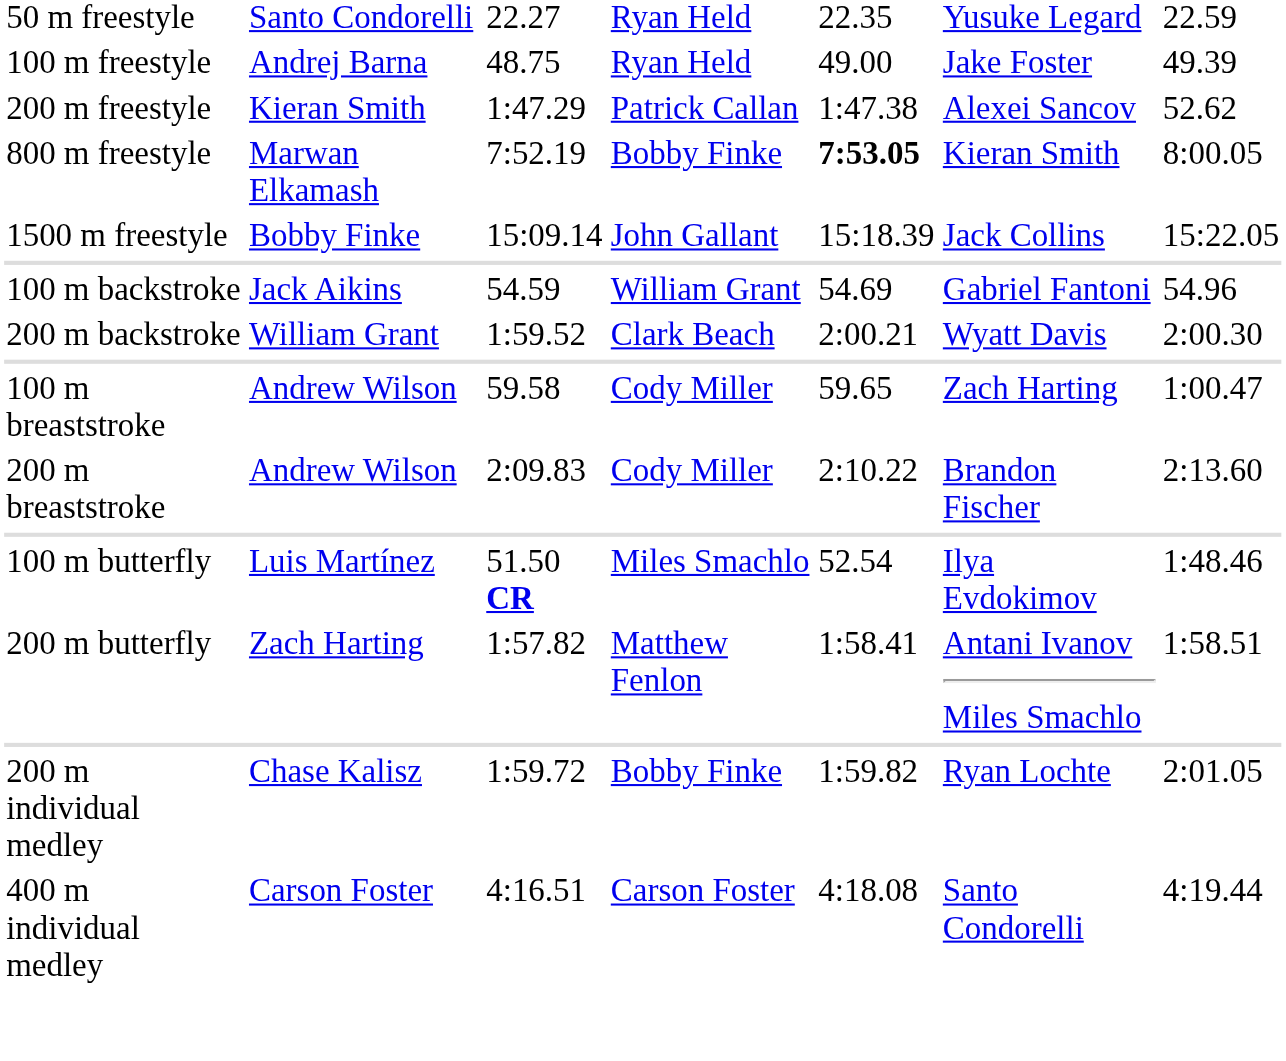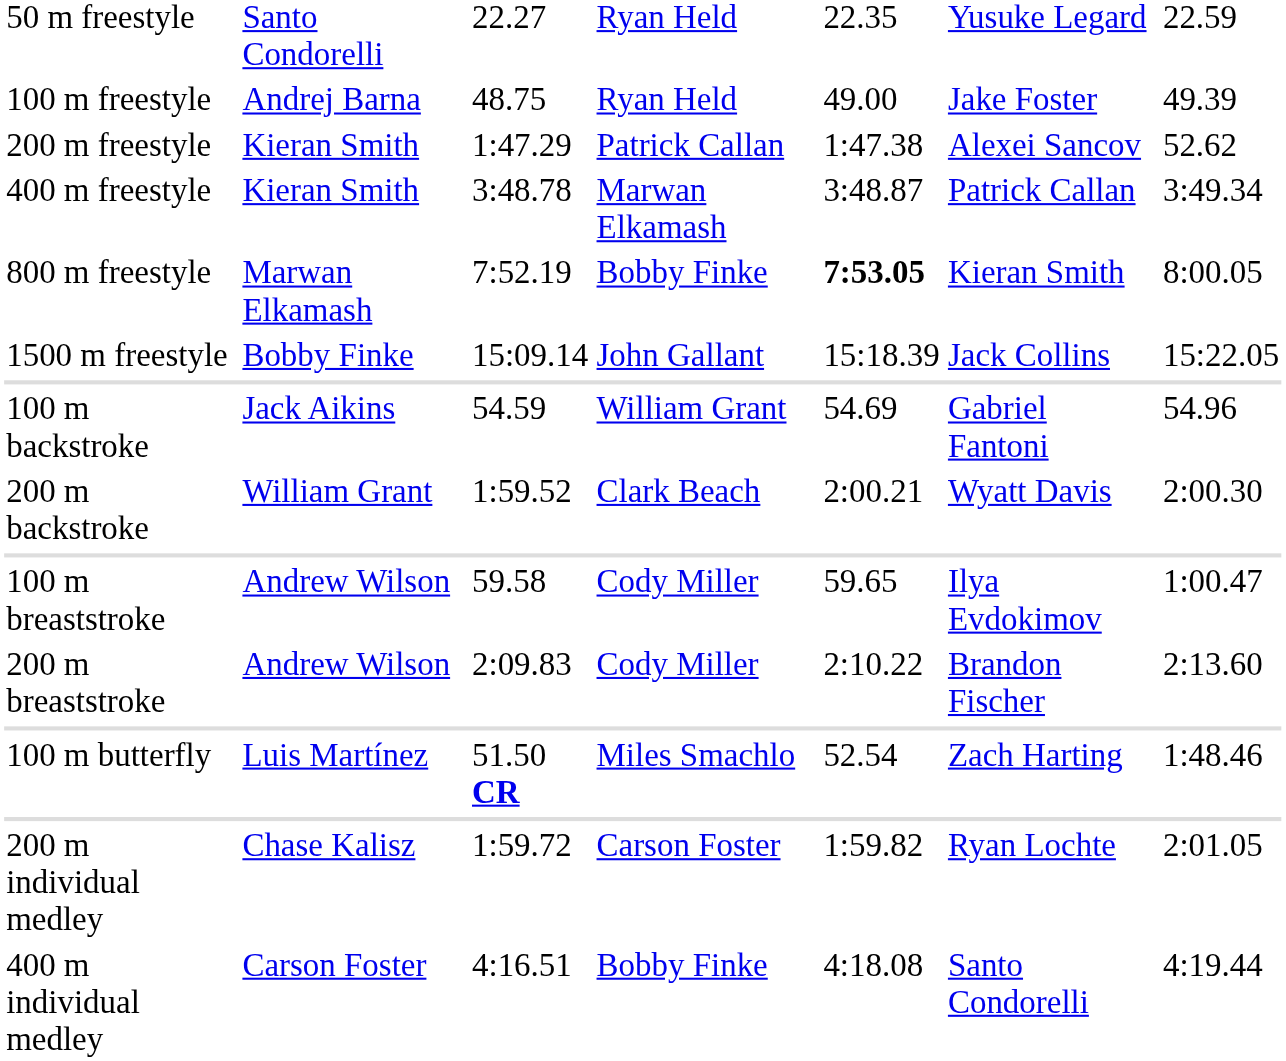+ row: (109, 190)
(1030, 387) Zach Harting -> (1025, 600) Ilya Evdokimov
(1020, 579) Ilya Evdokimov -> (1035, 754) Zach Harting
- row: (109, 643)
(696, 771) Bobby Finke -> (689, 845) Carson Foster
(703, 890) Carson Foster -> (682, 964) Bobby Finke
